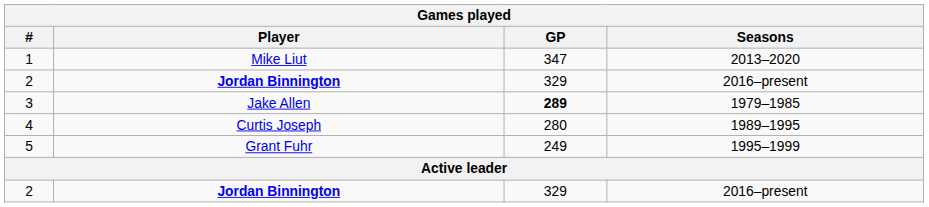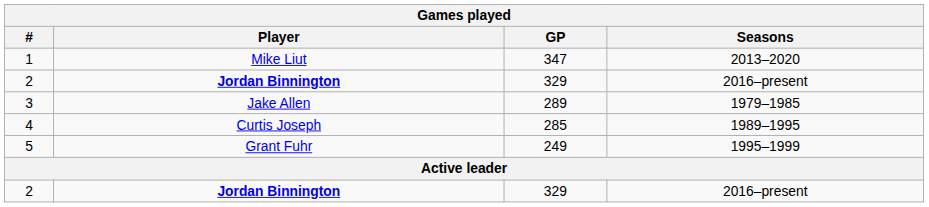(555, 103) bold -> (555, 103) normal
(555, 125) 280 -> (555, 125) 285
